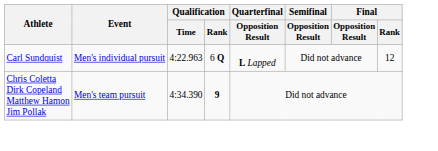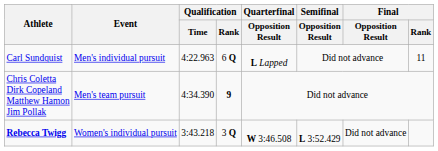(390, 58) 12 -> (421, 58) 11
+ row: (36, 133)
